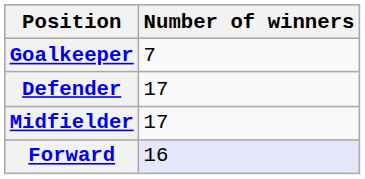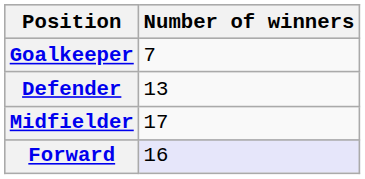(156, 89) 17 -> (156, 89) 13
